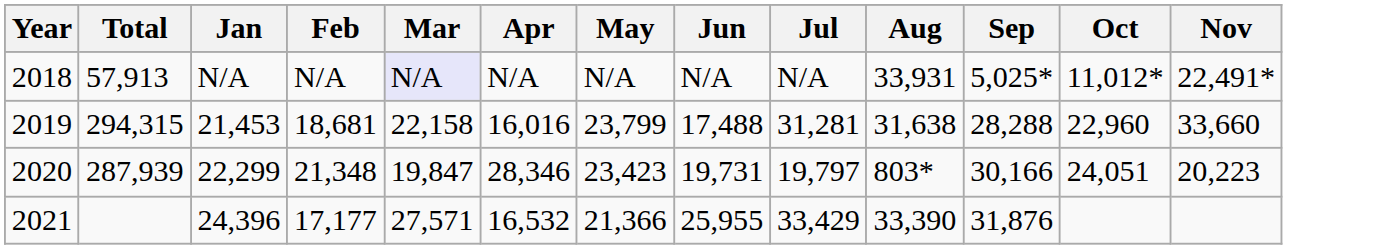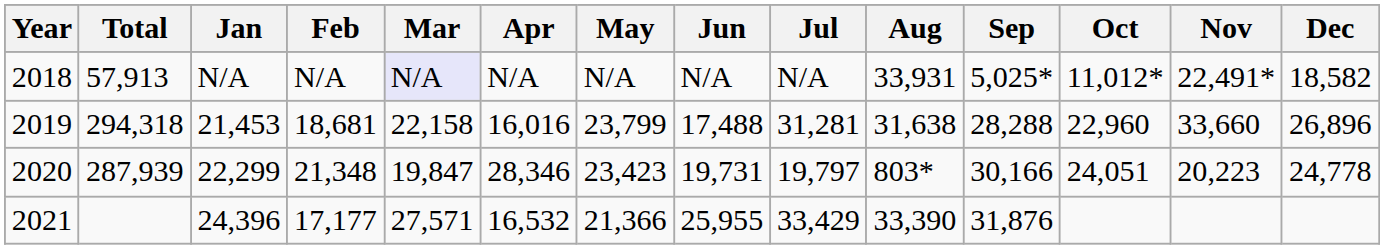+ column: (1330, 28)
(135, 123) 294,315 -> (135, 123) 294,318
